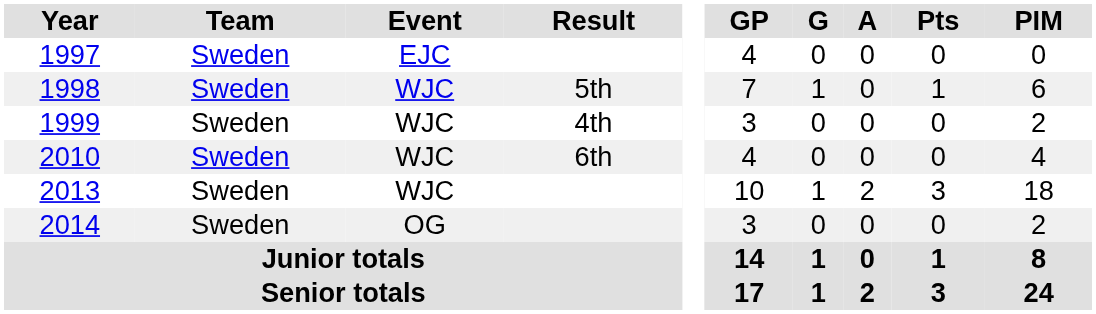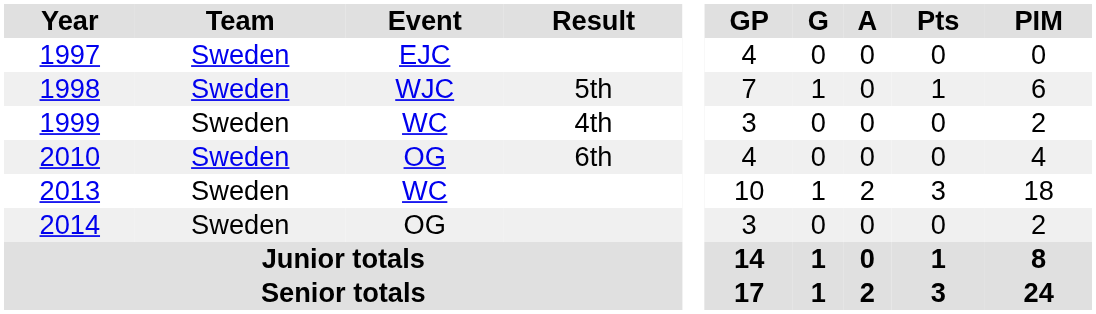(425, 122) WJC -> (425, 122) WC
(425, 156) WJC -> (425, 156) OG
(425, 190) WJC -> (425, 190) WC
